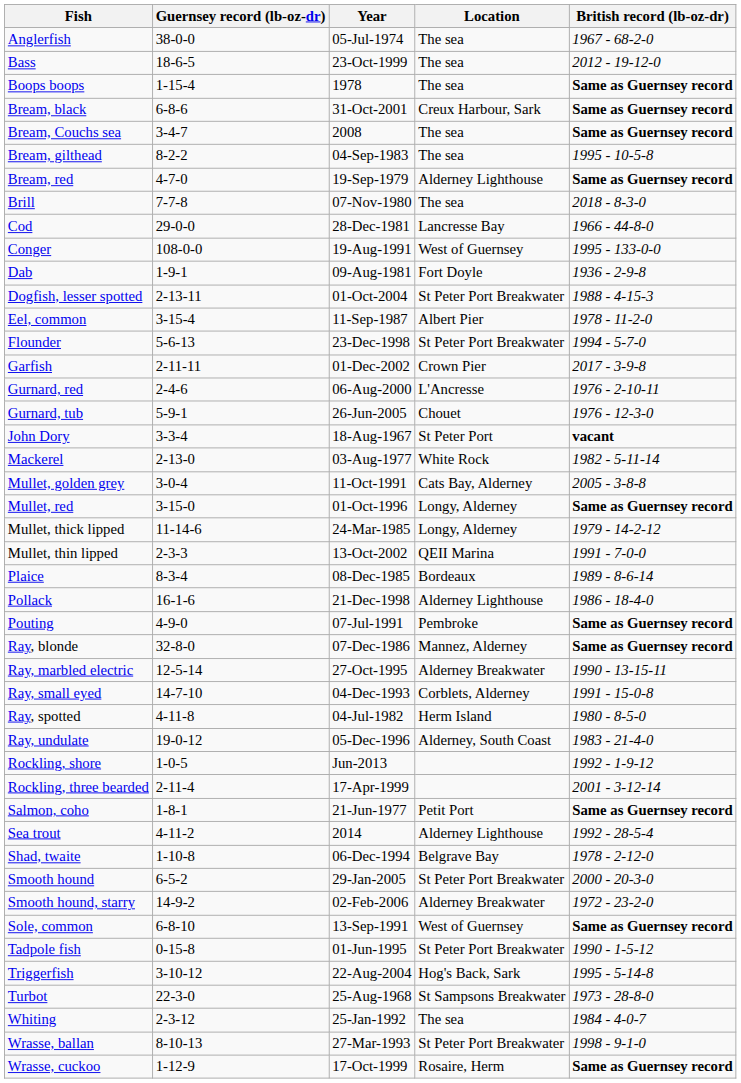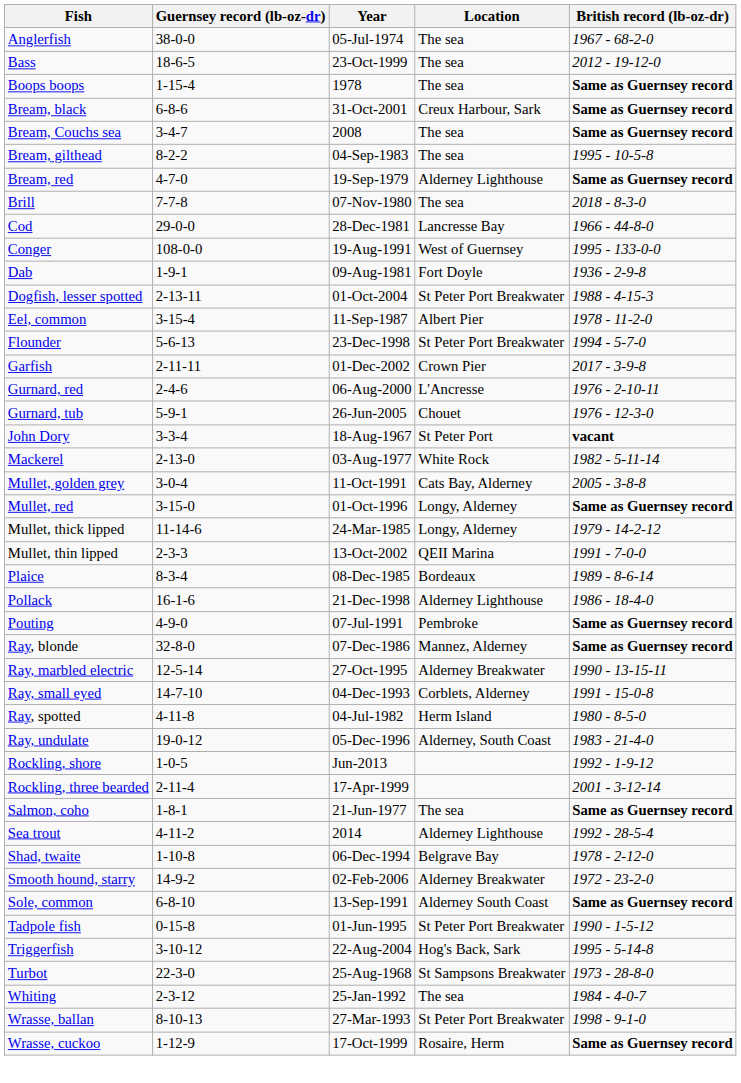(446, 809) Petit Port -> (441, 809) The sea
- row: (51, 879)
(471, 926) West of Guernsey -> (483, 903) Alderney South Coast
